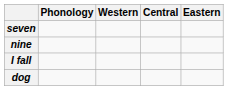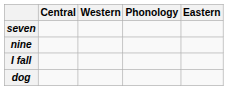columns swapped: (67, 12) <-> (161, 12)
